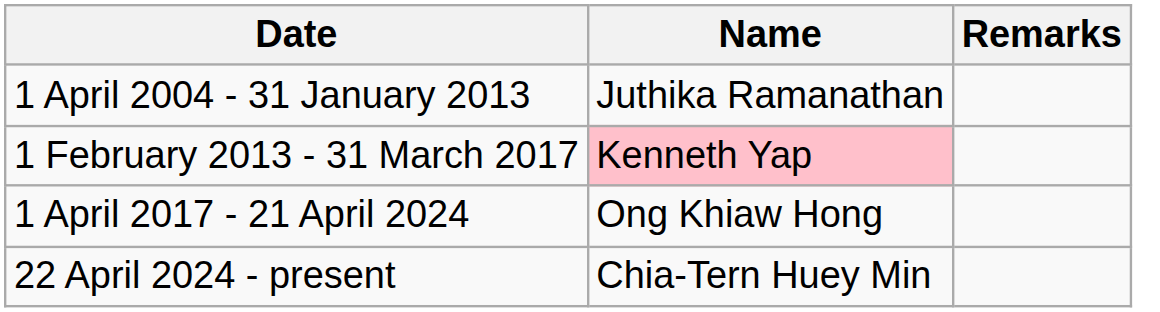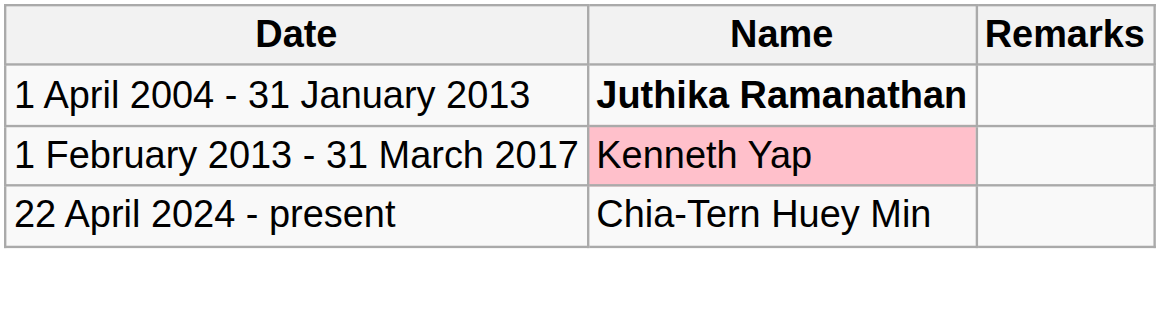(770, 94) normal -> (782, 94) bold
- row: (242, 214)
